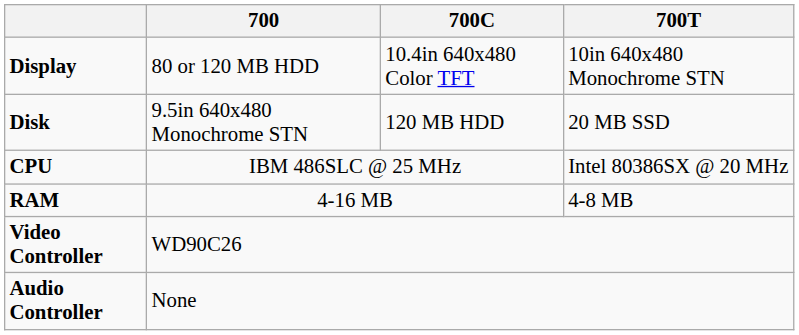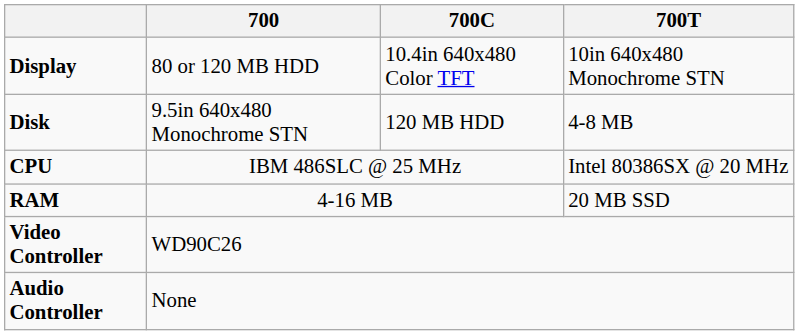(619, 122) 20 MB SSD -> (601, 122) 4-8 MB
(601, 199) 4-8 MB -> (619, 199) 20 MB SSD
